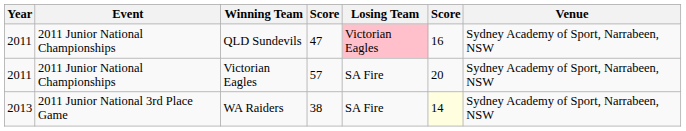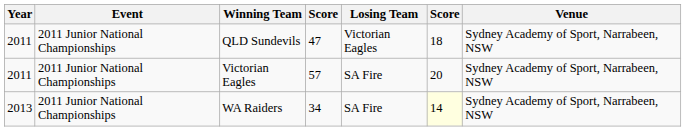(368, 41) pink background -> (367, 41) no background
(437, 41) 16 -> (436, 41) 18
(115, 108) 2011 Junior National 3rd Place Game -> (90, 108) 2011 Junior National Championships
(316, 108) 38 -> (315, 108) 34
